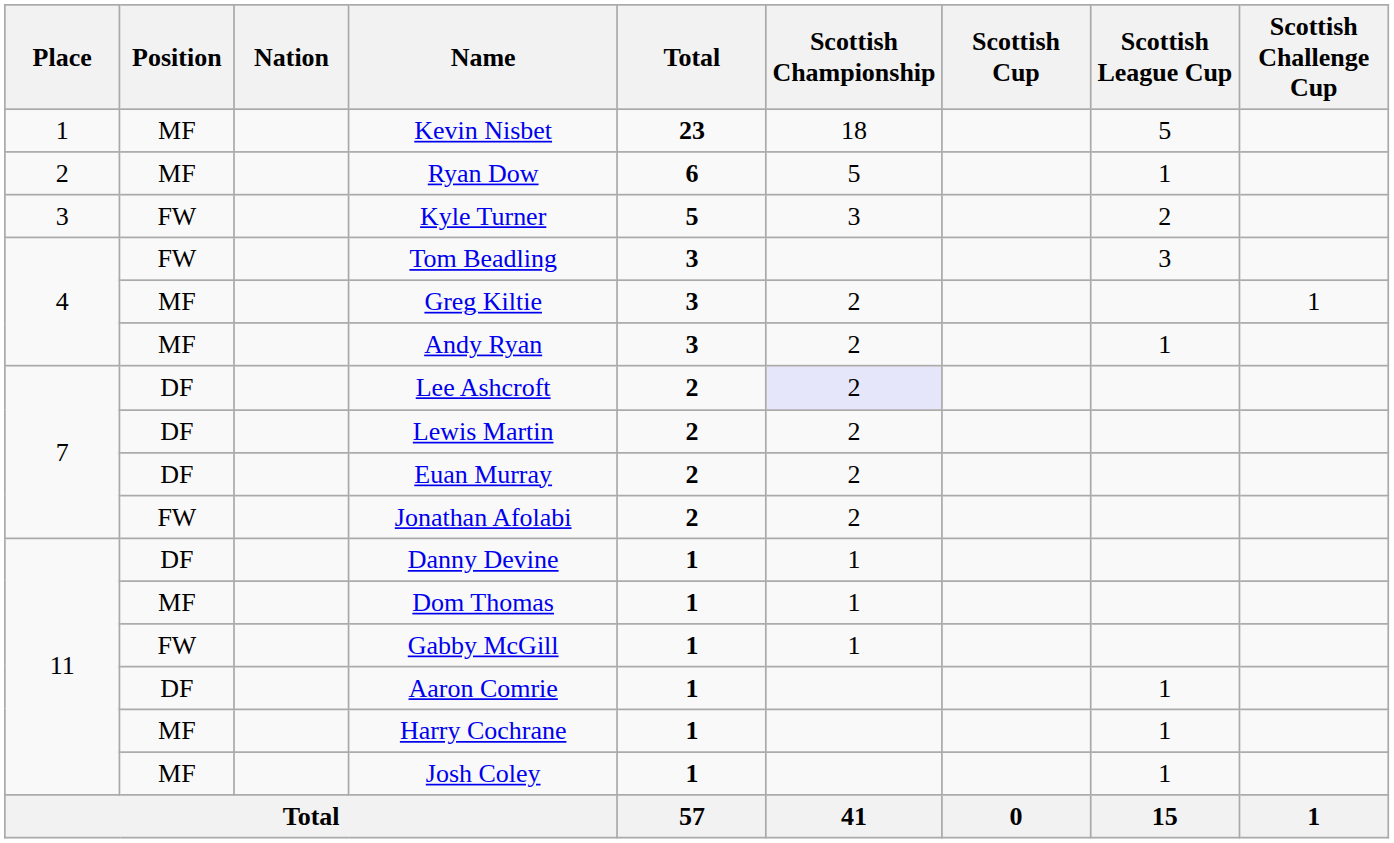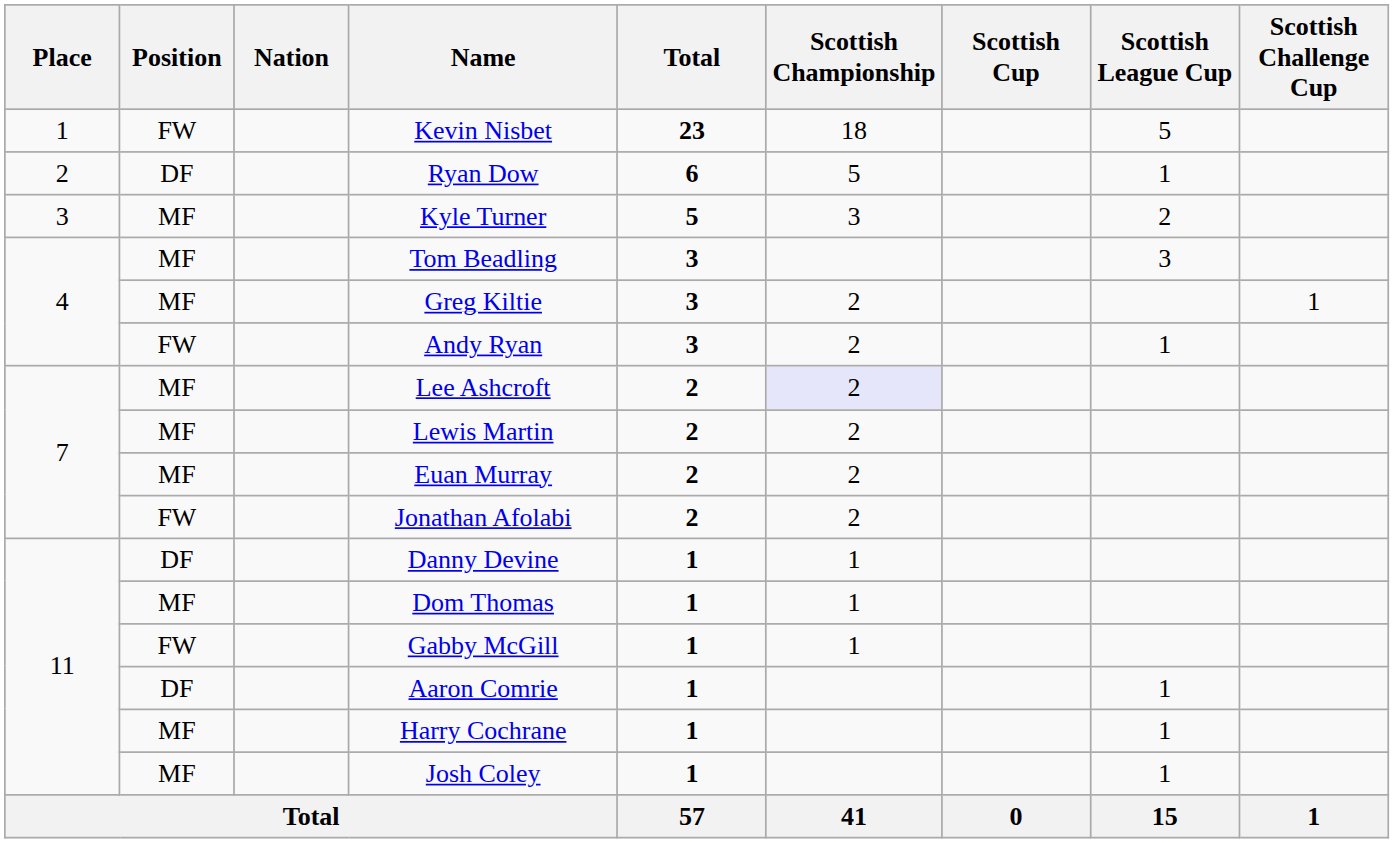(177, 130) MF -> (177, 130) FW
(177, 173) MF -> (177, 173) DF
(177, 216) FW -> (177, 216) MF
(177, 259) FW -> (177, 259) MF
(177, 344) MF -> (177, 344) FW
(177, 387) DF -> (177, 387) MF
(177, 430) DF -> (177, 430) MF
(177, 473) DF -> (177, 473) MF
